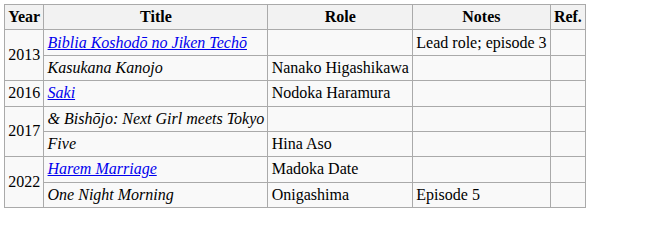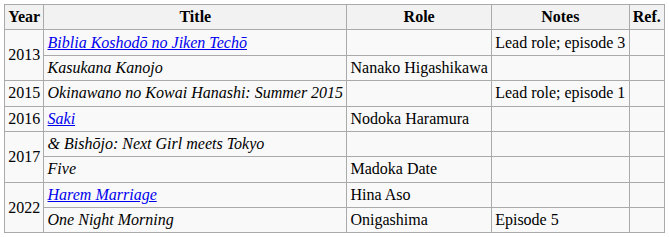+ row: (195, 93)
(302, 144) Hina Aso -> (394, 169) Madoka Date
(315, 169) Madoka Date -> (380, 194) Hina Aso
